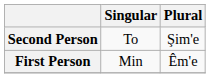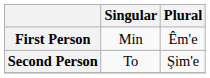rows swapped: (53, 61) <-> (53, 38)
